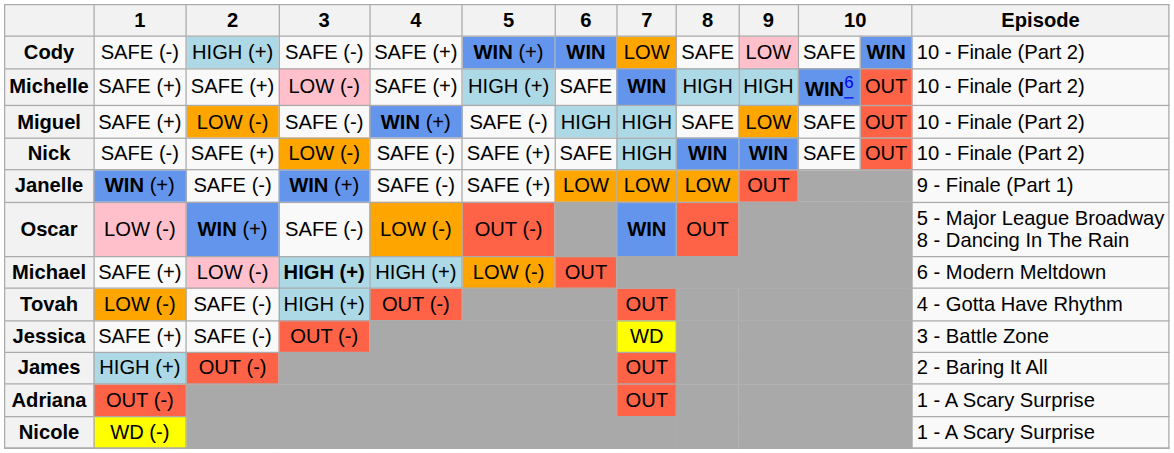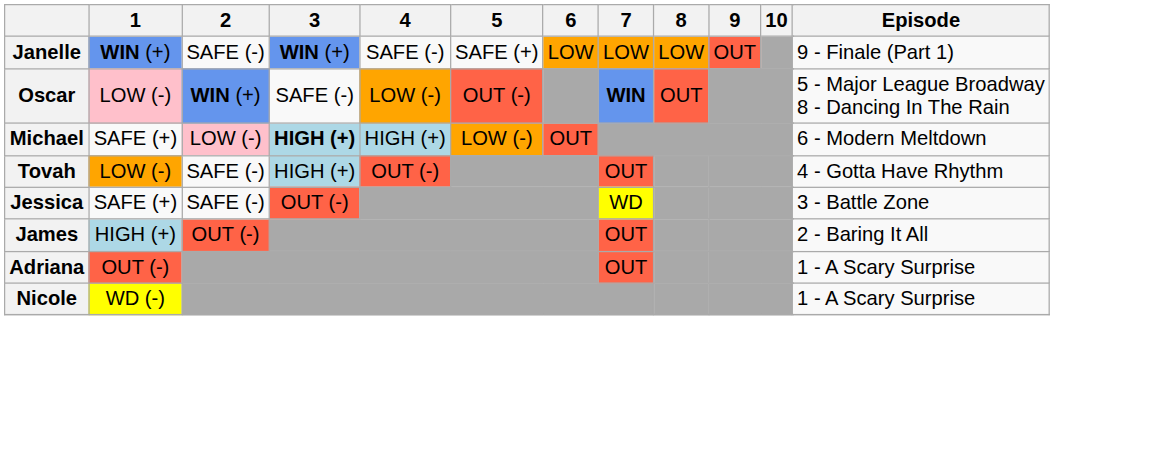- row: (49, 52)
- row: (49, 87)
- row: (49, 121)
- row: (49, 153)
